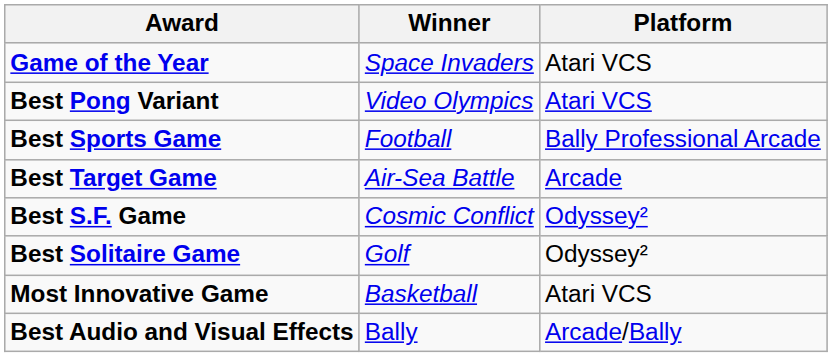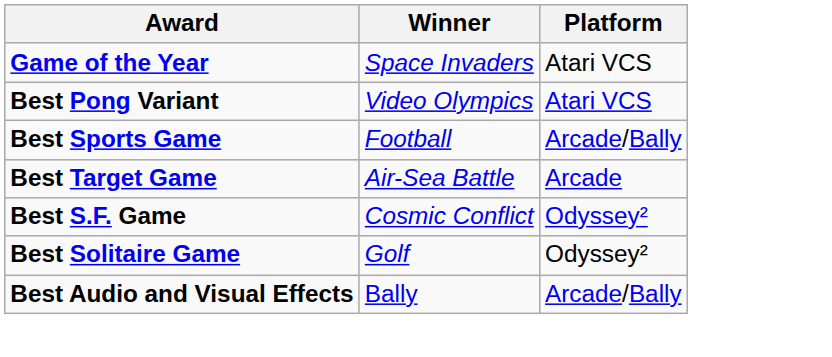(683, 139) Bally Professional Arcade -> (613, 139) Arcade/Bally
- row: (139, 293)
